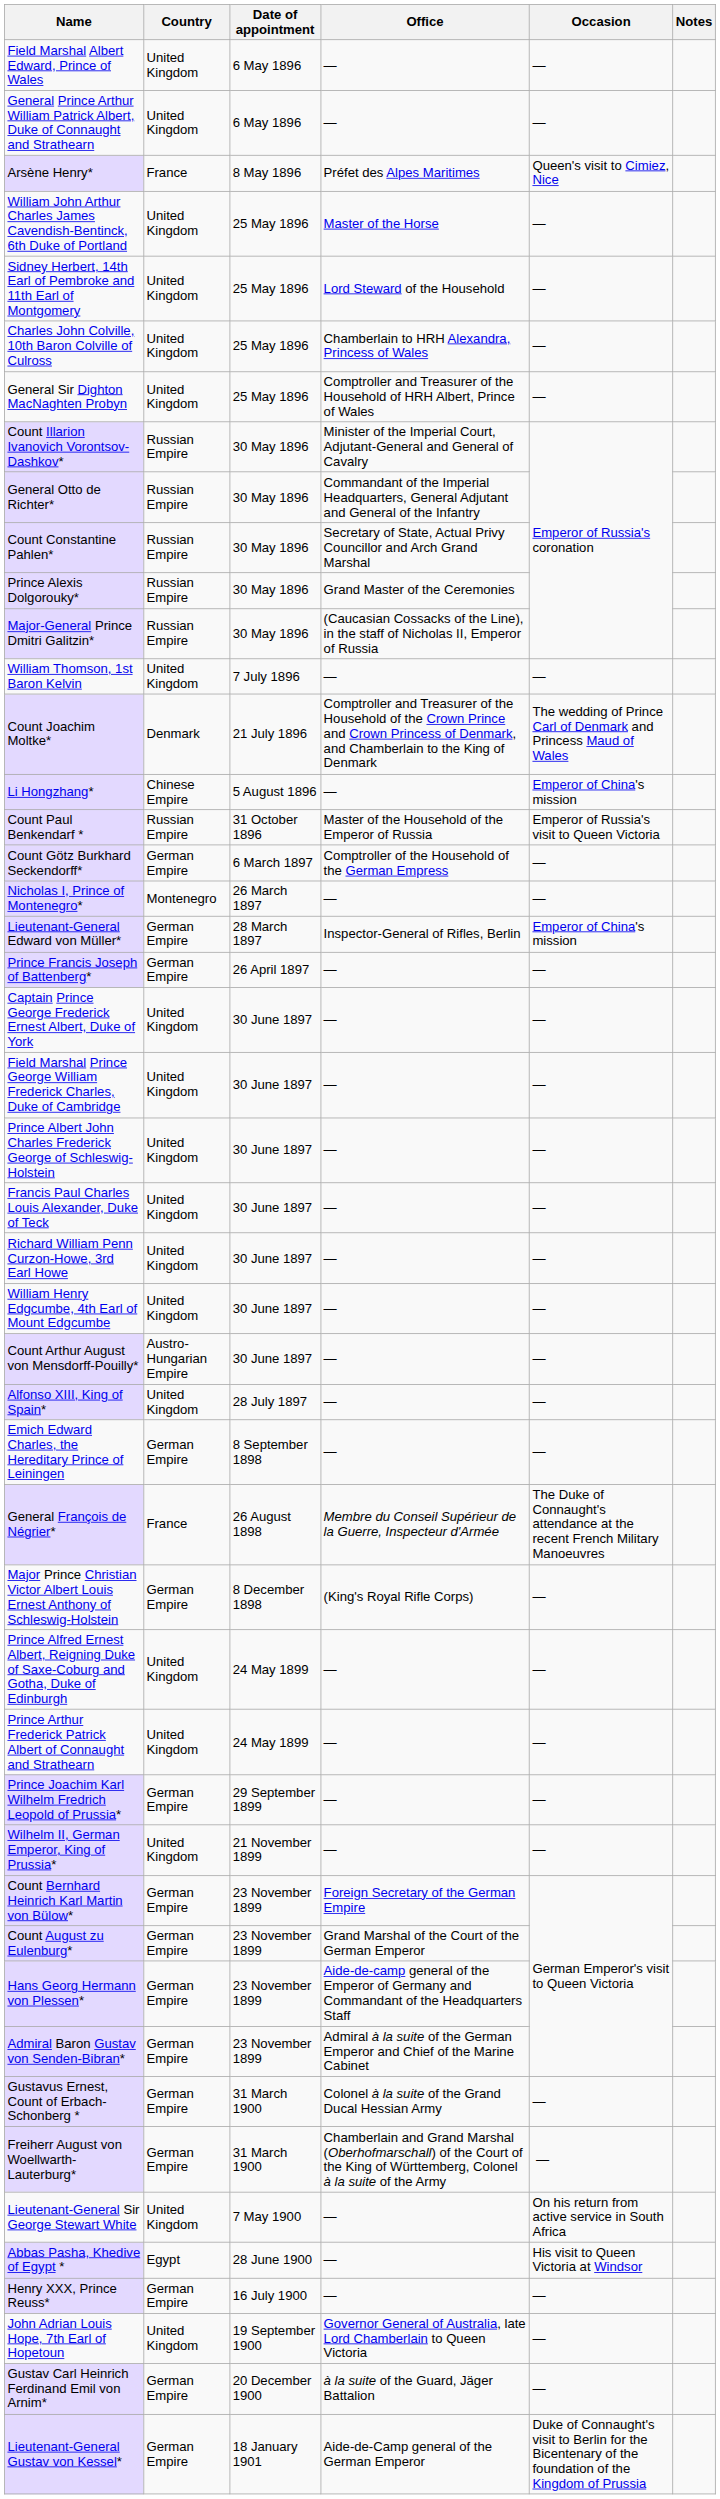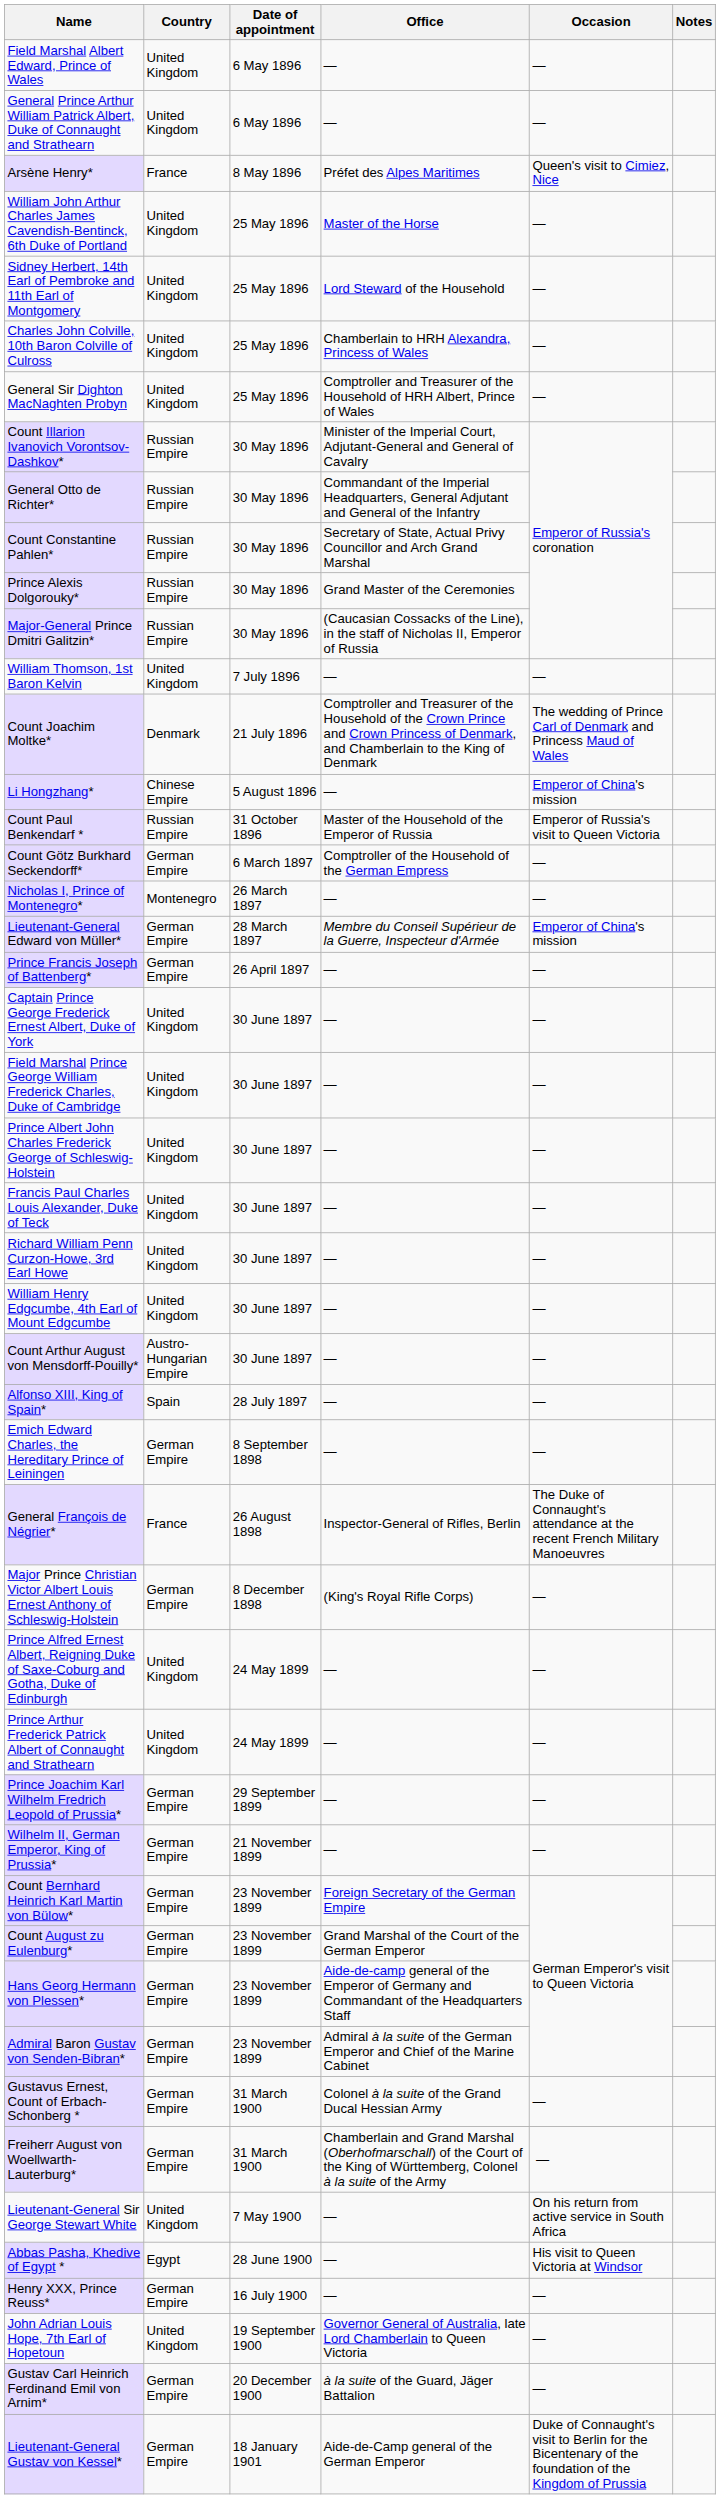(422, 934) Inspector-General of Rifles, Berlin -> (420, 934) Membre du Conseil Supérieur de la Guerre, Inspecteur d'Armée
(172, 1401) United Kingdom -> (163, 1401) Spain
(420, 1524) Membre du Conseil Supérieur de la Guerre, Inspecteur d'Armée -> (422, 1524) Inspector-General of Rifles, Berlin
(172, 1850) United Kingdom -> (170, 1850) German Empire
